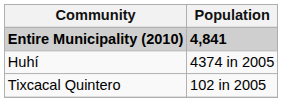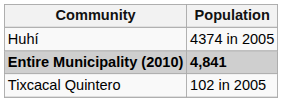rows swapped: (96, 39) <-> (23, 62)
